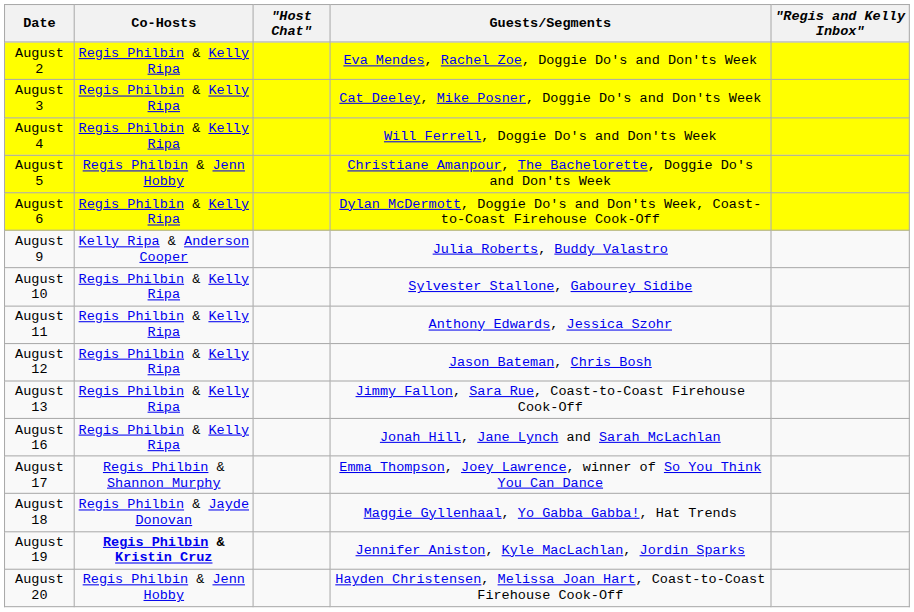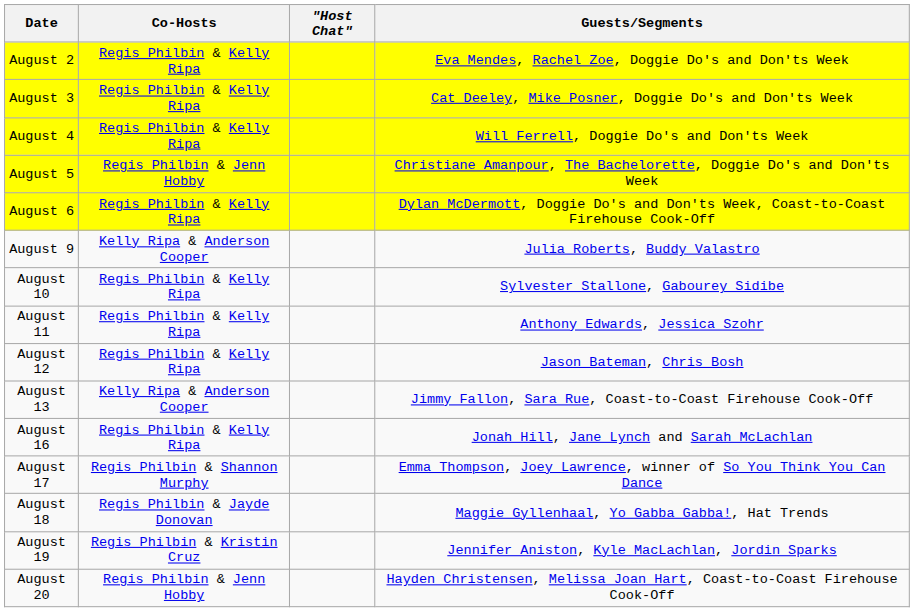- column: (840, 23)
(164, 400) Regis Philbin & Kelly Ripa -> (184, 400) Kelly Ripa & Anderson Cooper
(164, 550) bold -> (184, 550) normal
